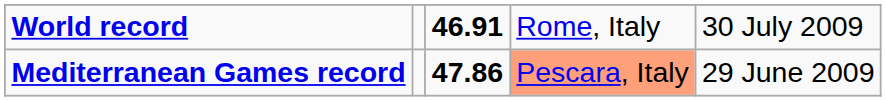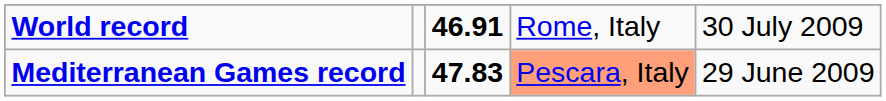(467, 72) 47.86 -> (467, 72) 47.83
